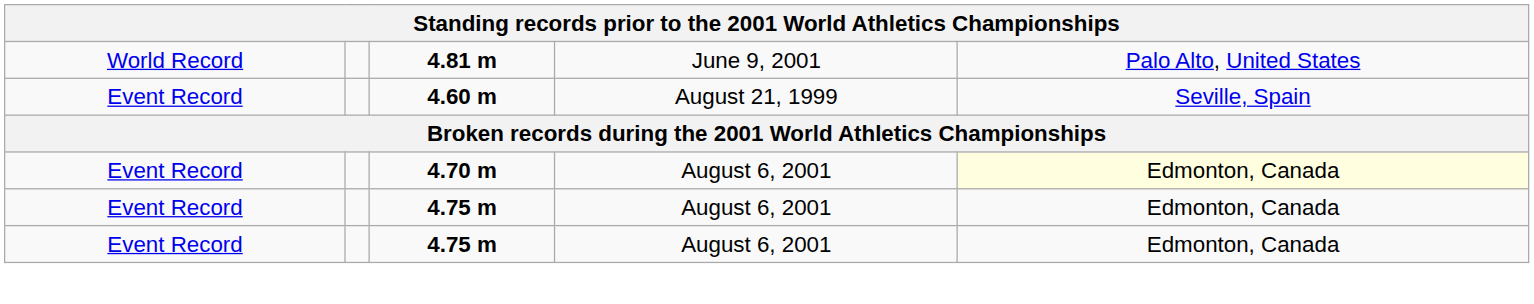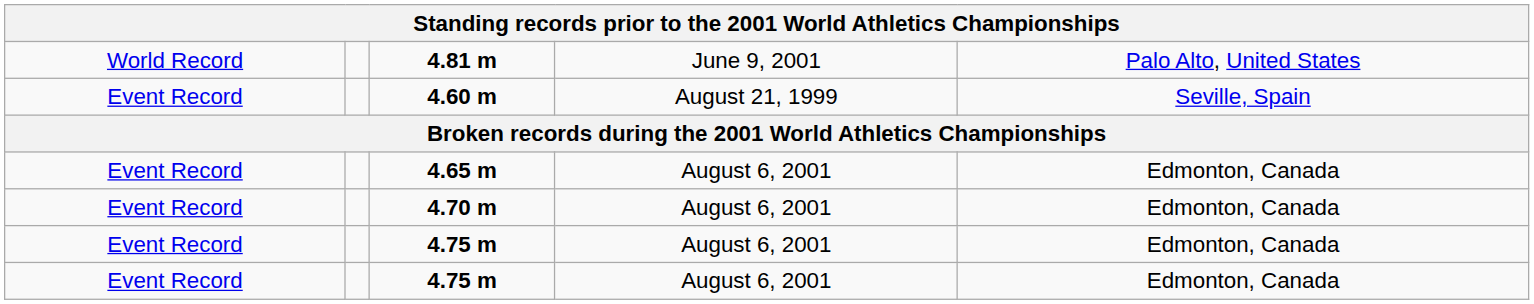+ row: (462, 170)
(1243, 170) lightyellow background -> (1243, 206) no background
